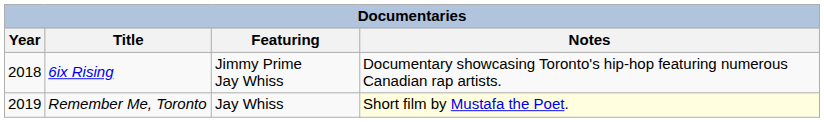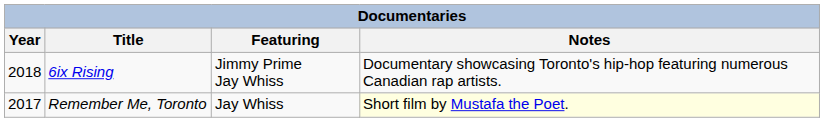(25, 104) 2019 -> (25, 104) 2017
